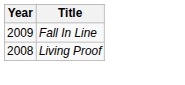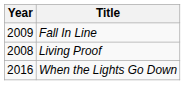+ row: (108, 70)
